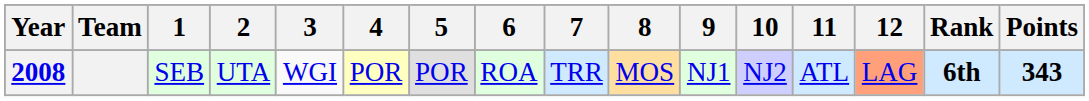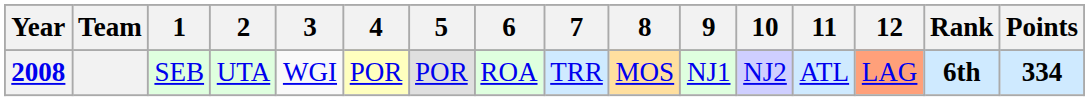(1042, 71) 343 -> (1042, 71) 334
